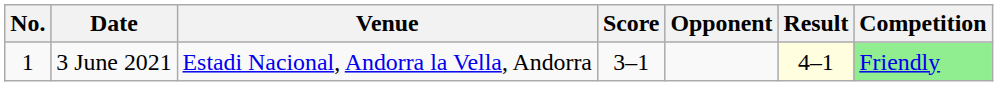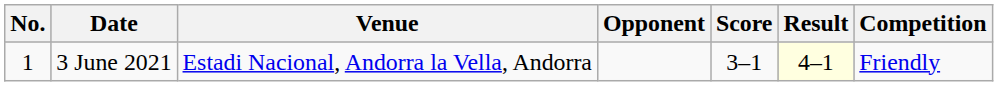columns swapped: (721, 23) <-> (631, 23)
(900, 61) lightgreen background -> (900, 61) no background
